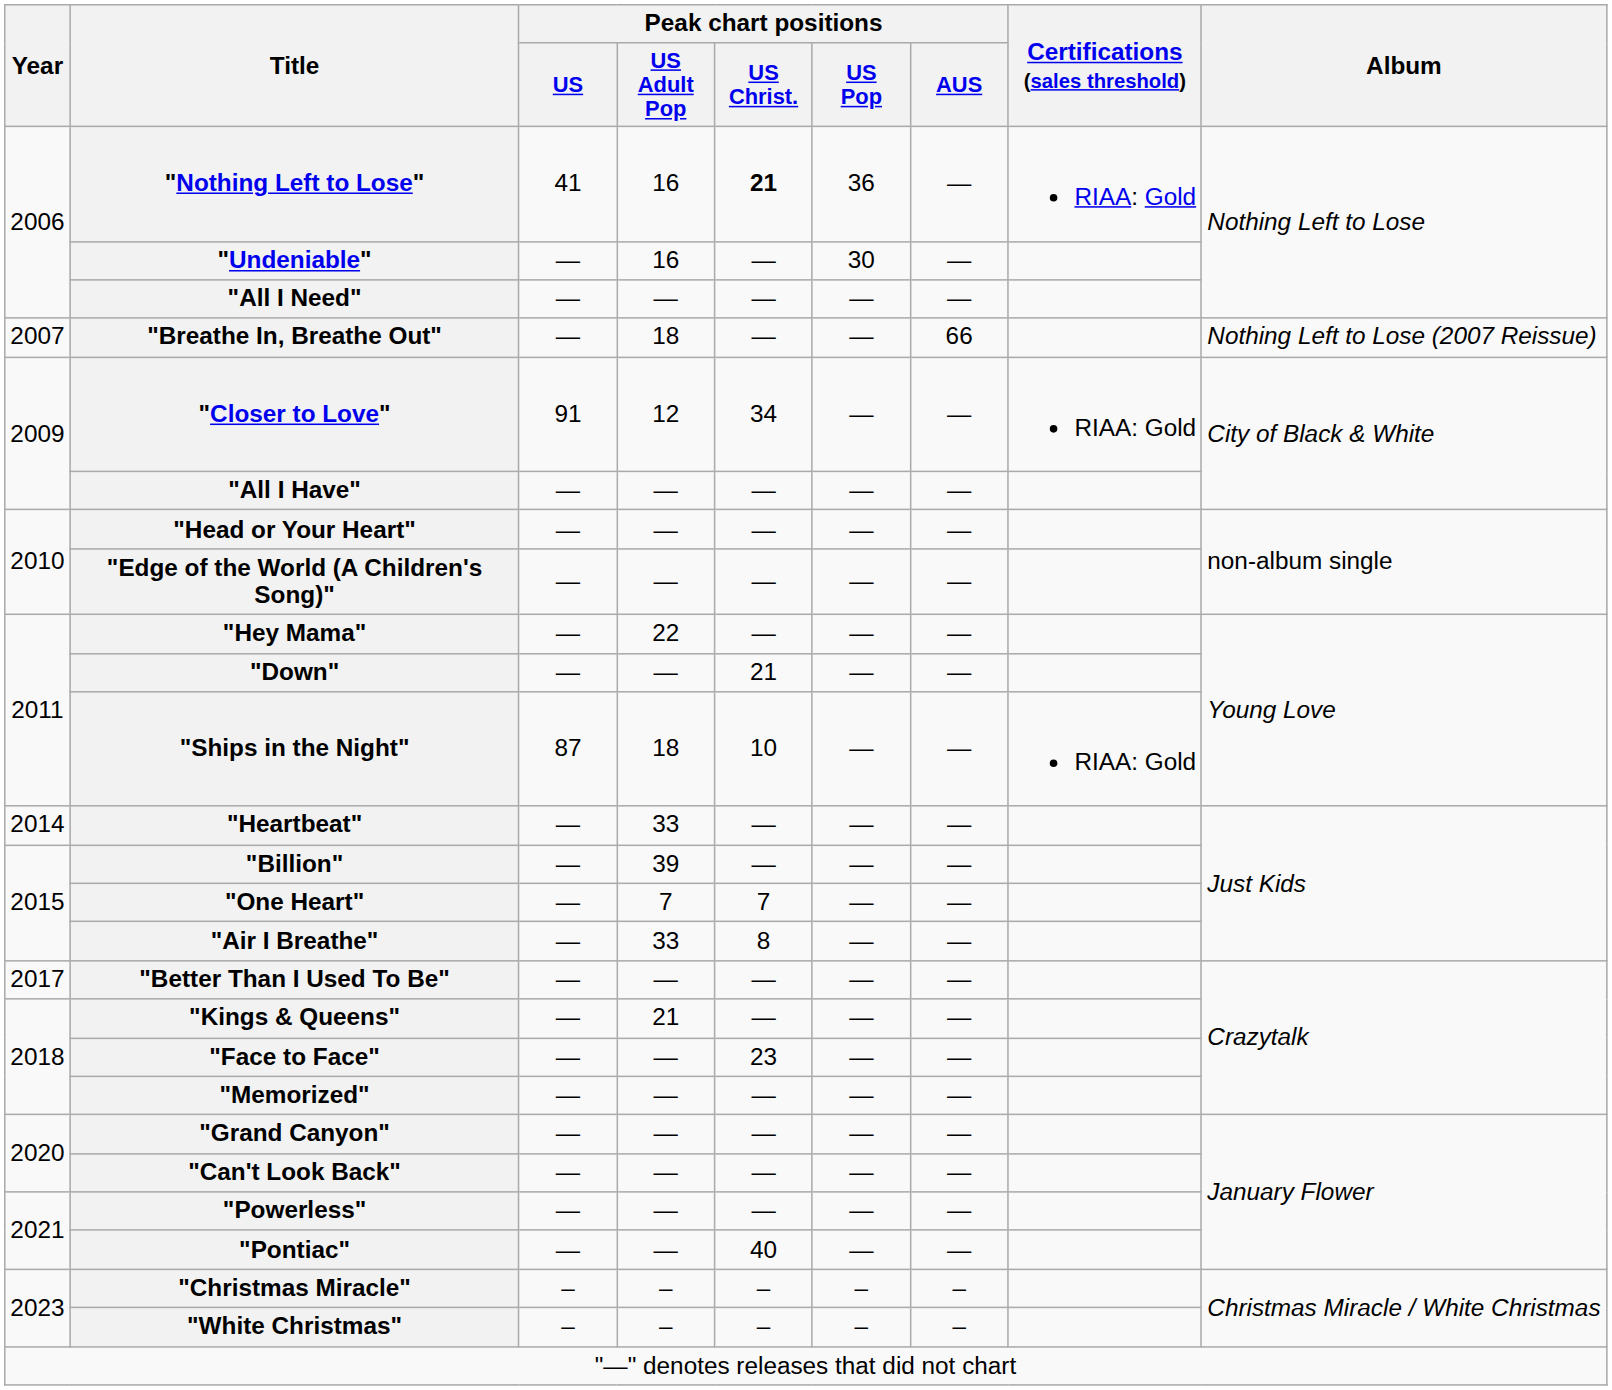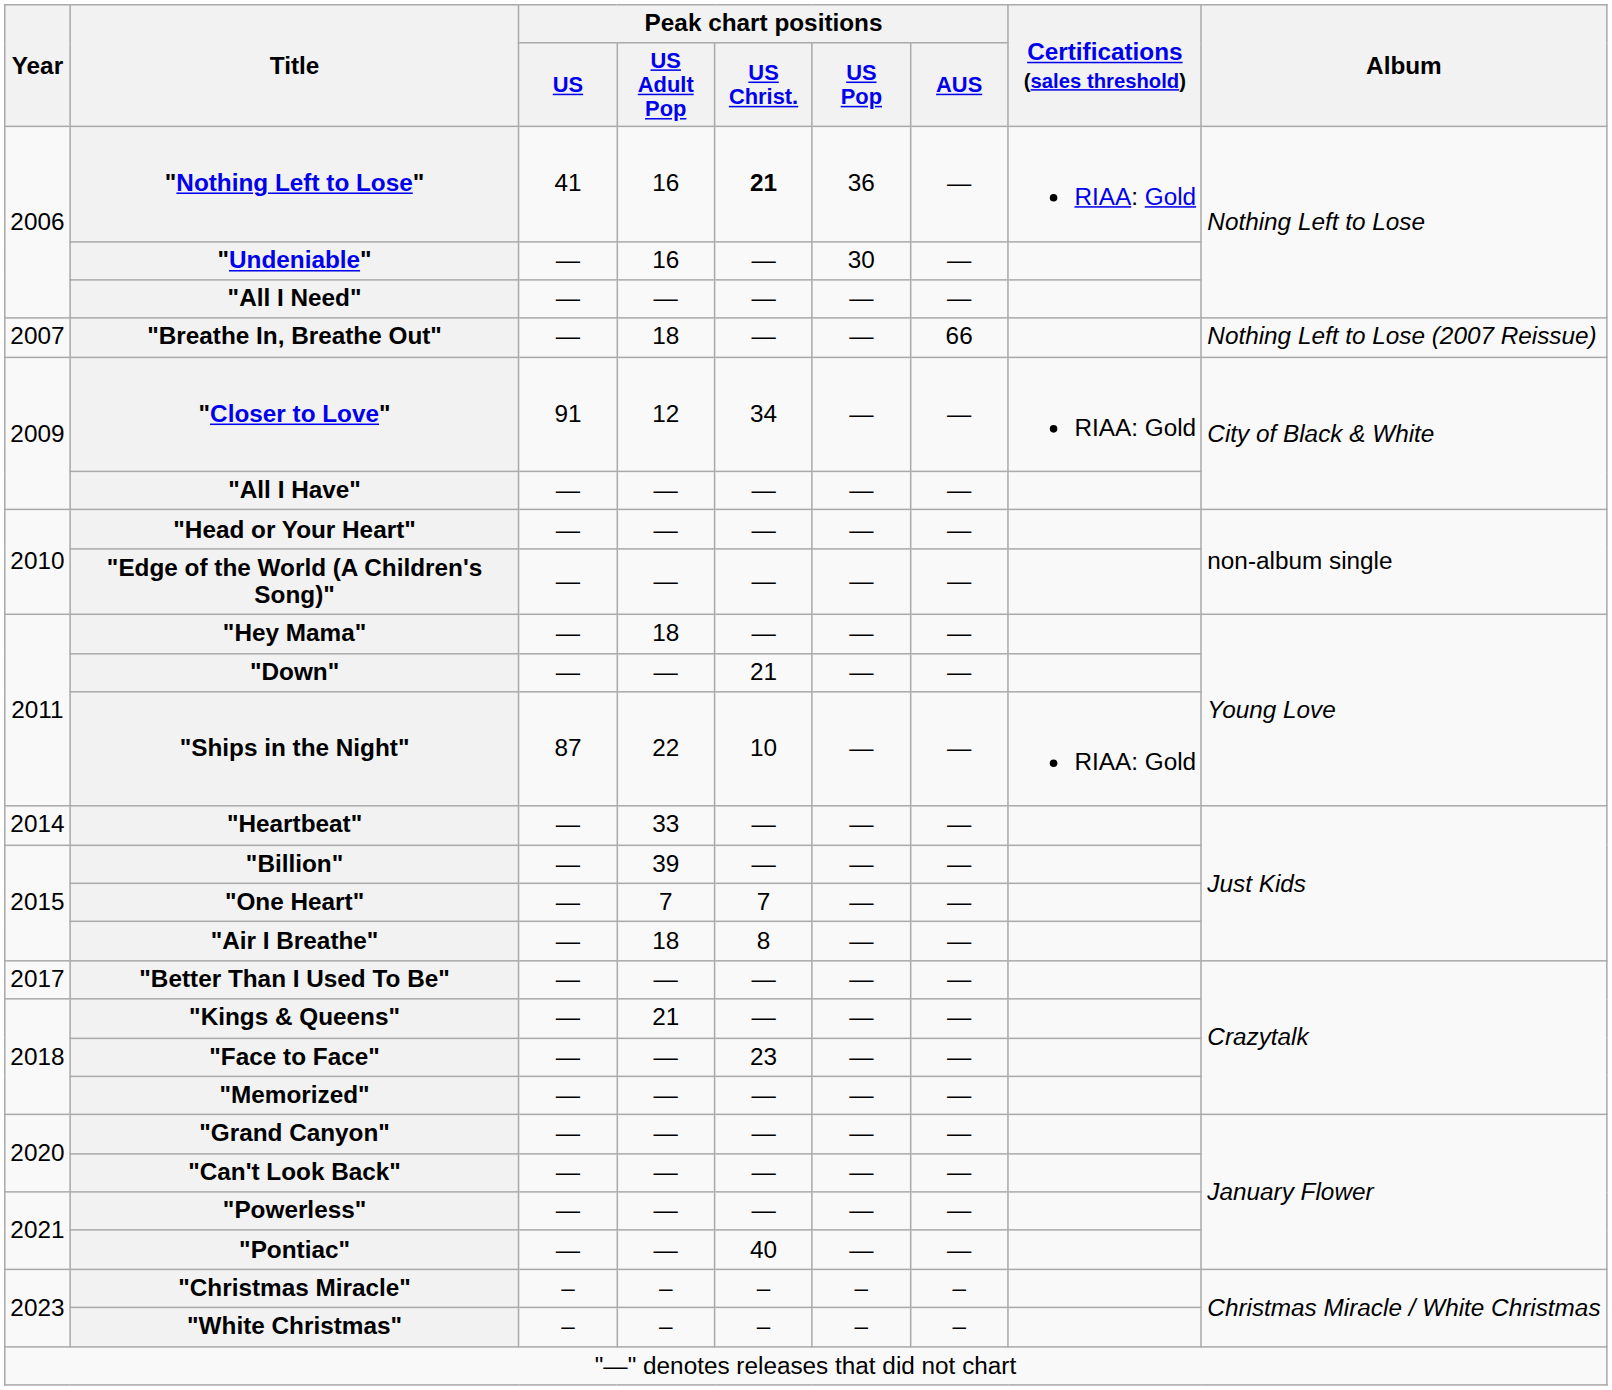(666, 633) 22 -> (666, 633) 18
(666, 748) 18 -> (666, 748) 22
(666, 940) 33 -> (666, 940) 18
